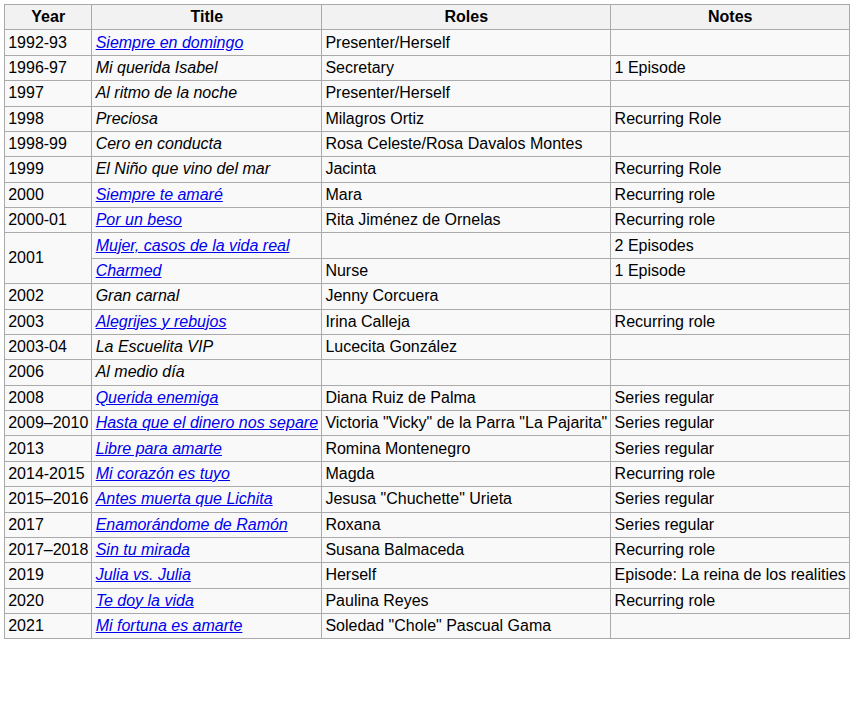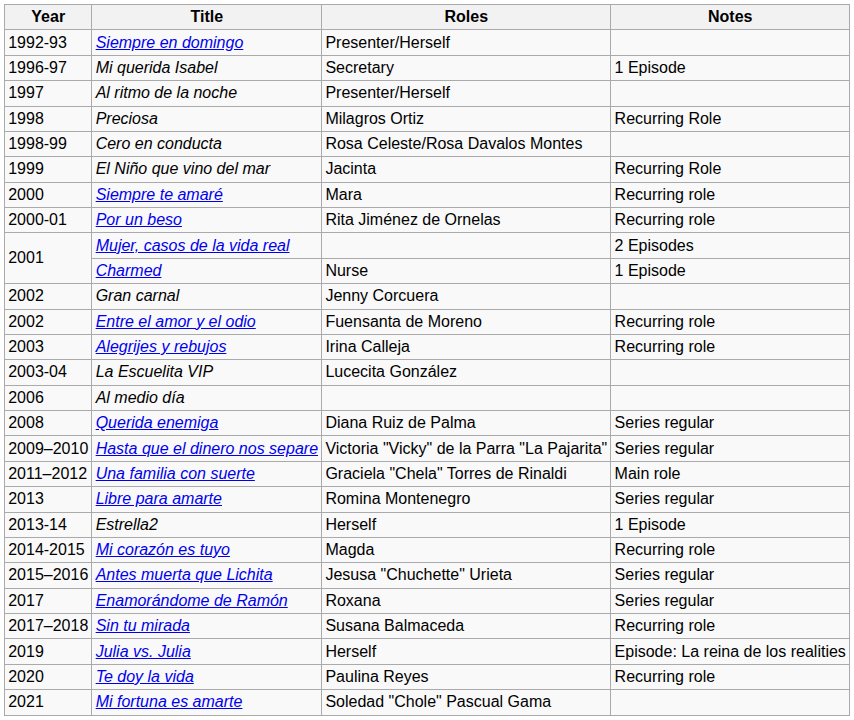+ row: (176, 321)
+ row: (175, 473)
+ row: (127, 524)
